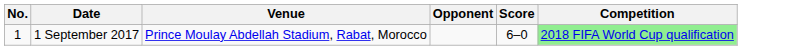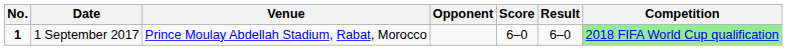+ column: (560, 14)
(18, 34) normal -> (18, 34) bold
